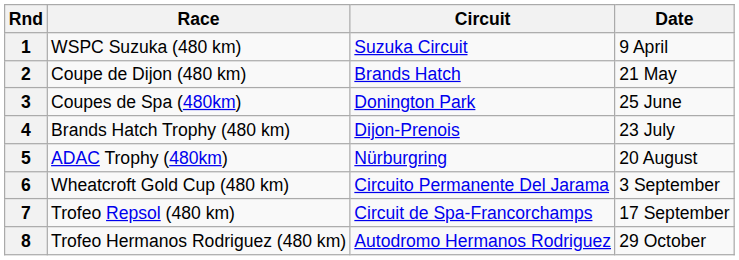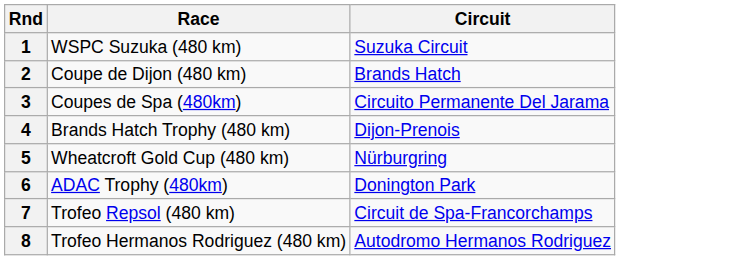- column: (674, 19)
(415, 102) Donington Park -> (482, 102) Circuito Permanente Del Jarama
(139, 158) ADAC Trophy (480km) -> (170, 158) Wheatcroft Gold Cup (480 km)
(170, 185) Wheatcroft Gold Cup (480 km) -> (139, 185) ADAC Trophy (480km)
(482, 185) Circuito Permanente Del Jarama -> (415, 185) Donington Park
